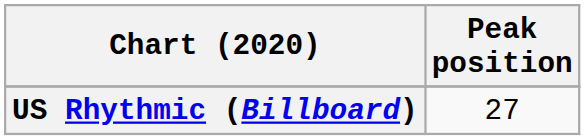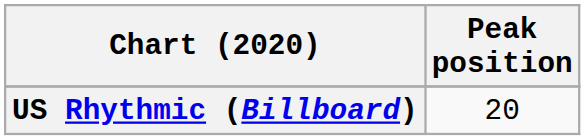(502, 111) 27 -> (502, 111) 20
